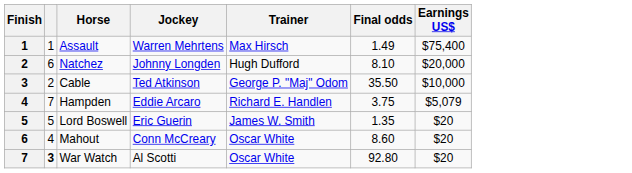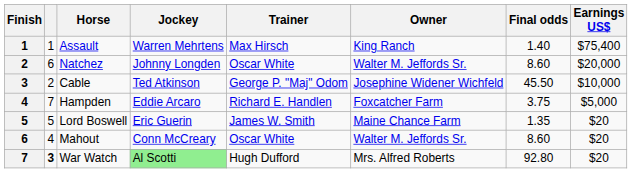+ column: (428, 20)
(383, 45) 1.49 -> (538, 45) 1.40
(264, 64) Hugh Dufford -> (262, 64) Oscar White
(383, 64) 8.10 -> (538, 64) 8.60
(383, 83) 35.50 -> (538, 83) 45.50
(443, 102) $5,079 -> (599, 102) $5,000
(154, 158) no background -> (154, 158) lightgreen background
(262, 158) Oscar White -> (264, 158) Hugh Dufford
